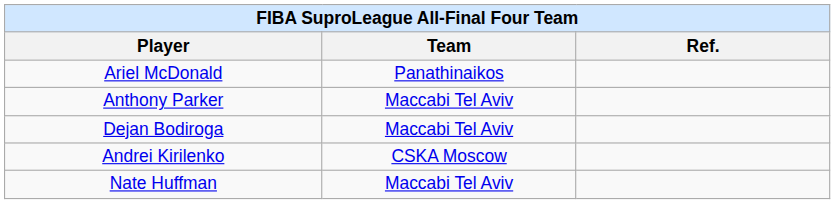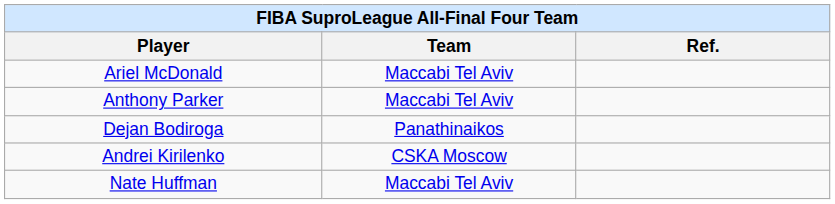(449, 73) Panathinaikos -> (449, 73) Maccabi Tel Aviv
(449, 128) Maccabi Tel Aviv -> (449, 128) Panathinaikos
